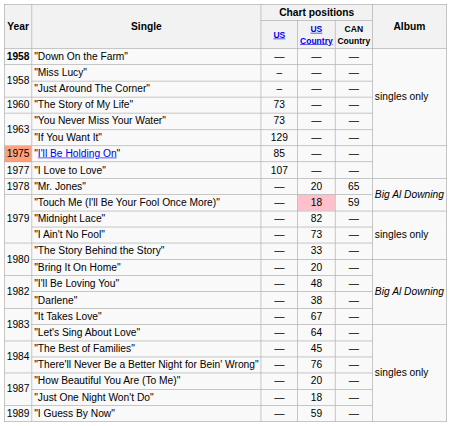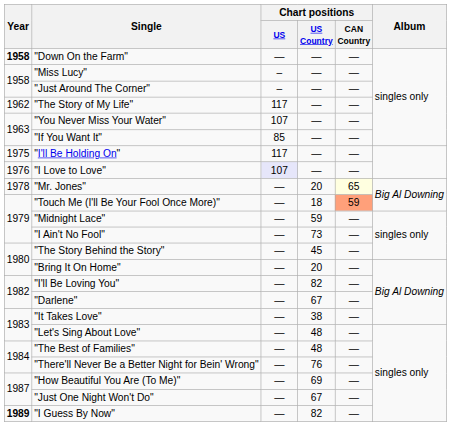(18, 105) 1960 -> (18, 105) 1962
(279, 105) 73 -> (279, 105) 117
(279, 121) 73 -> (279, 121) 107
(279, 137) 129 -> (279, 137) 85
(18, 154) lightsalmon background -> (18, 154) no background
(279, 154) 85 -> (279, 154) 117
(18, 170) 1977 -> (18, 170) 1976
(279, 170) no background -> (279, 170) lavender background
(354, 186) no background -> (354, 186) lightyellow background
(316, 202) pink background -> (316, 202) no background
(354, 202) no background -> (354, 202) lightsalmon background
(316, 219) 82 -> (316, 219) 59
(316, 251) 33 -> (316, 251) 45
(316, 283) 48 -> (316, 283) 82
(316, 300) 38 -> (316, 300) 67
(316, 316) 67 -> (316, 316) 38
(316, 332) 64 -> (316, 332) 48
(316, 348) 45 -> (316, 348) 48
(316, 381) 20 -> (316, 381) 69
(316, 397) 18 -> (316, 397) 67
(18, 413) normal -> (18, 413) bold
(316, 413) 59 -> (316, 413) 82
